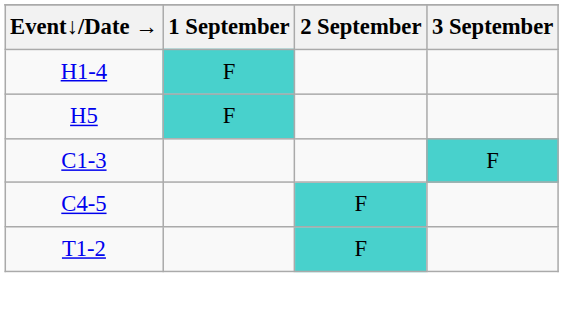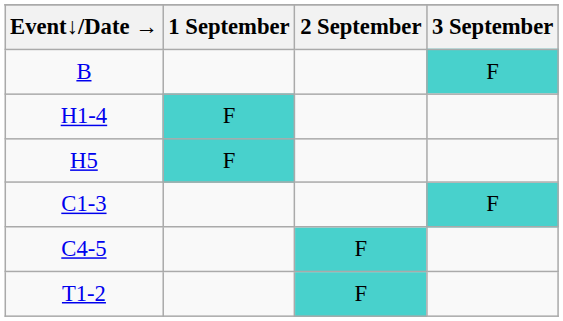+ row: (84, 70)
